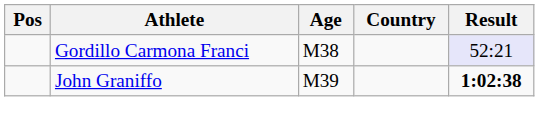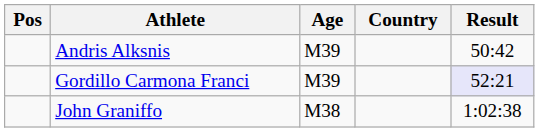+ row: (113, 50)
(321, 50) M38 -> (322, 80) M39
(321, 80) M39 -> (322, 111) M38
(491, 80) bold -> (492, 111) normal
